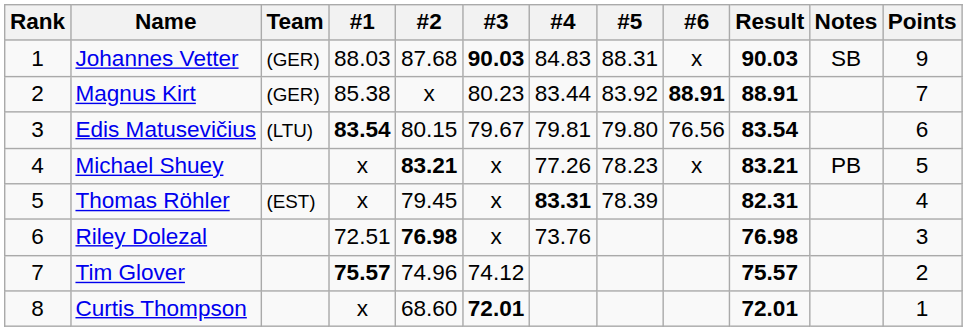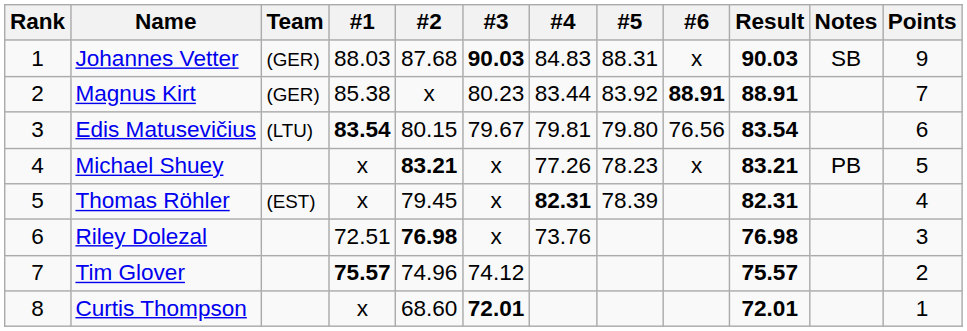(563, 201) 83.31 -> (563, 201) 82.31
